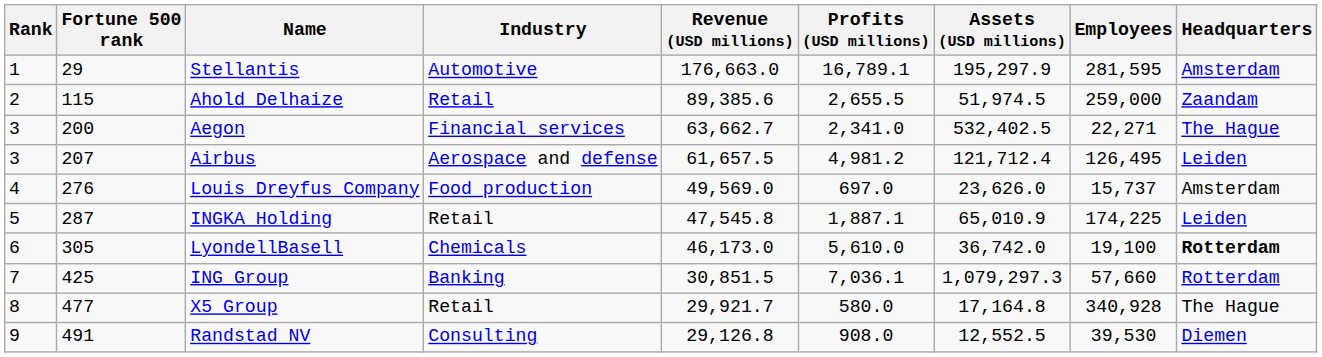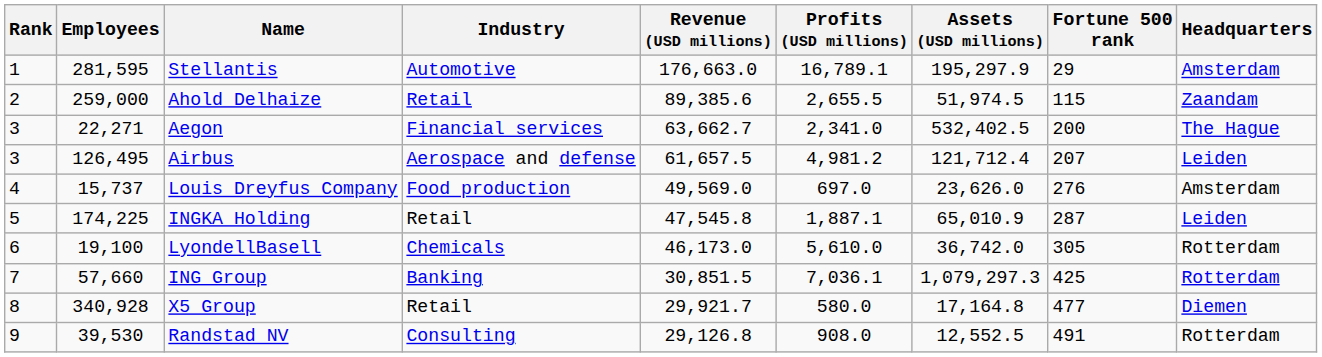columns swapped: (121, 30) <-> (1124, 30)
(1231, 248) bold -> (1231, 248) normal
(1231, 307) The Hague -> (1214, 307) Diemen
(1214, 337) Diemen -> (1231, 337) Rotterdam
